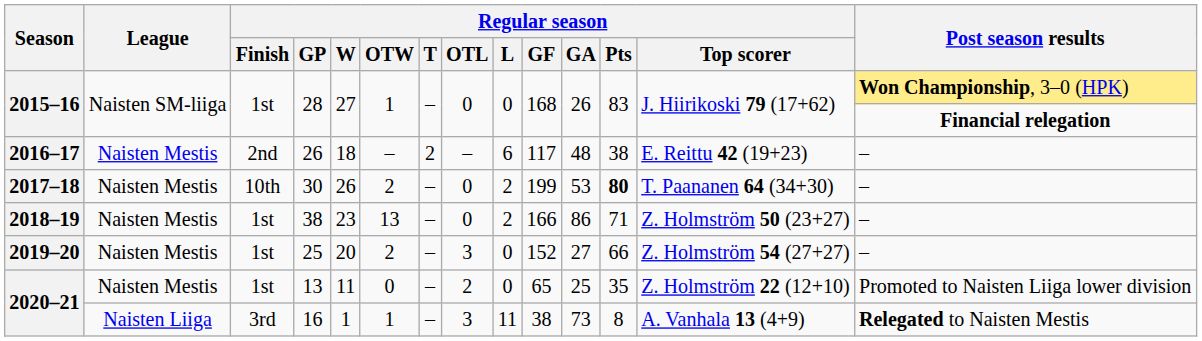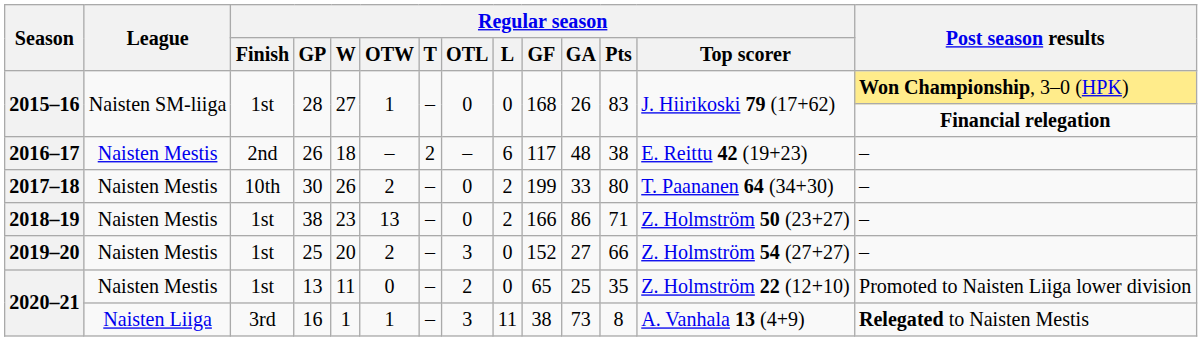(581, 186) 53 -> (581, 186) 33
(619, 186) bold -> (619, 186) normal
